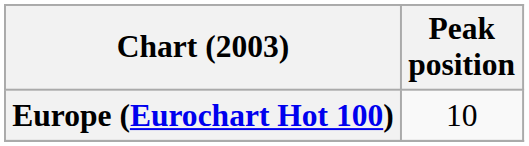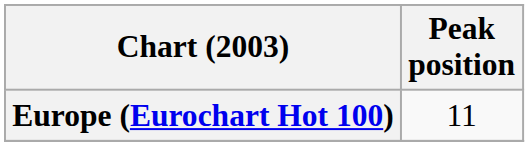(462, 114) 10 -> (462, 114) 11
